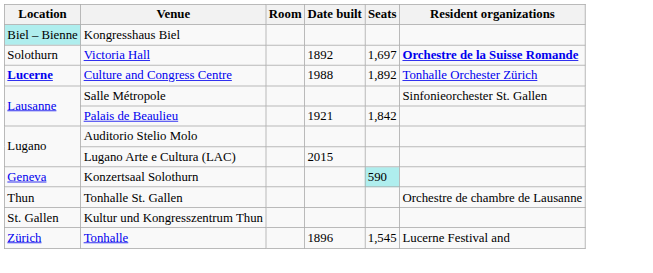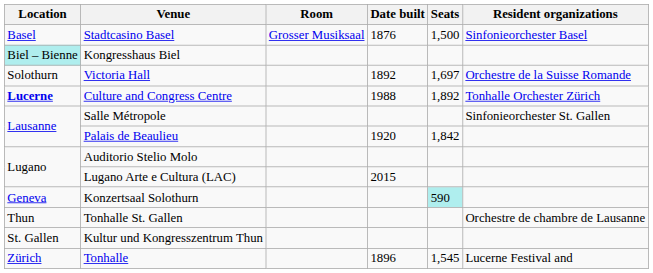+ row: (129, 34)
(490, 55) bold -> (548, 75) normal
(320, 116) 1921 -> (383, 136) 1920
